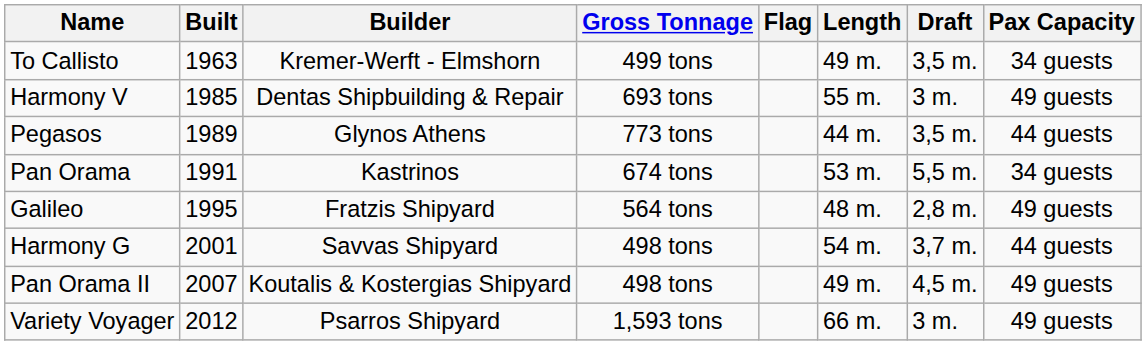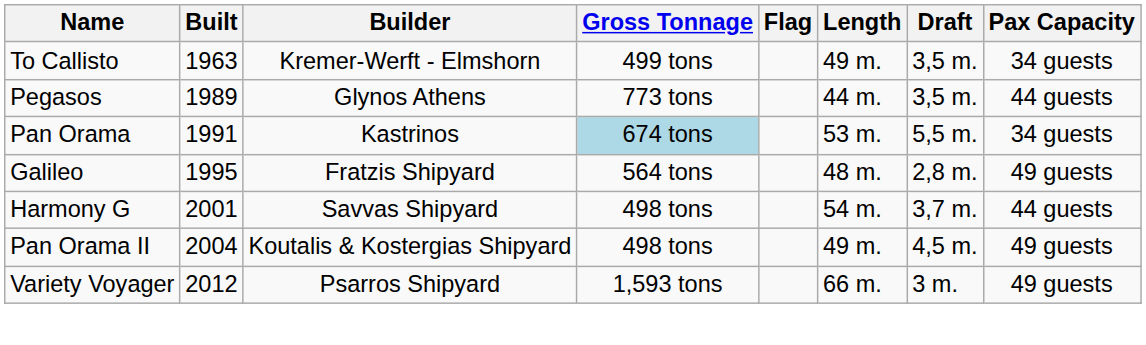- row: (69, 97)
(668, 172) no background -> (668, 135) lightblue background
(211, 284) 2007 -> (211, 246) 2004
